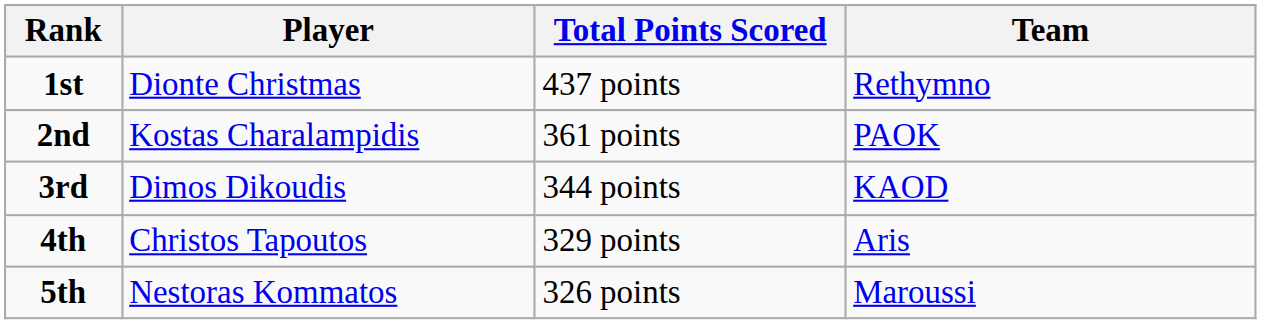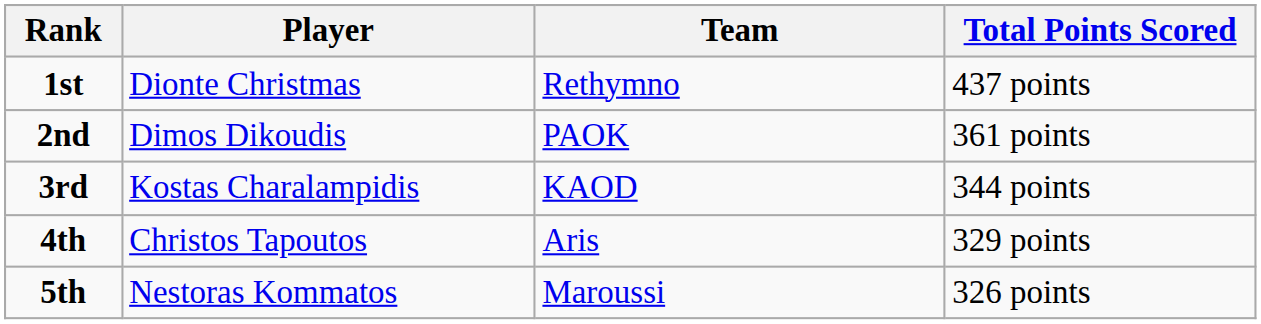columns swapped: (1050, 30) <-> (690, 30)
(274, 135) Kostas Charalampidis -> (238, 135) Dimos Dikoudis
(238, 187) Dimos Dikoudis -> (274, 187) Kostas Charalampidis
